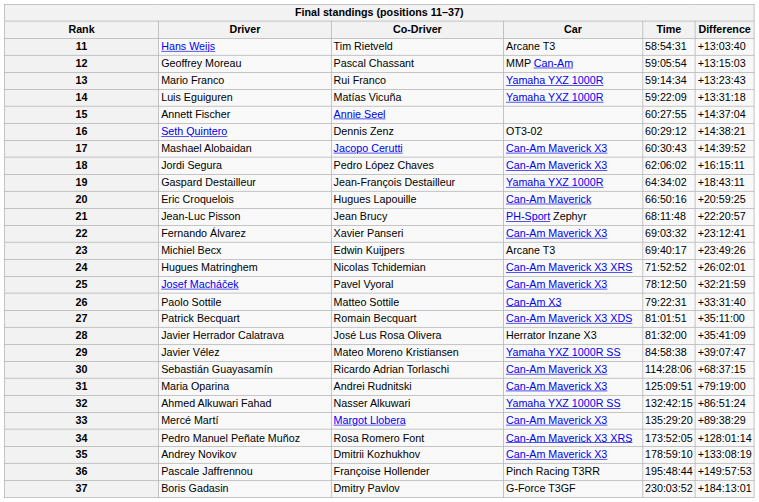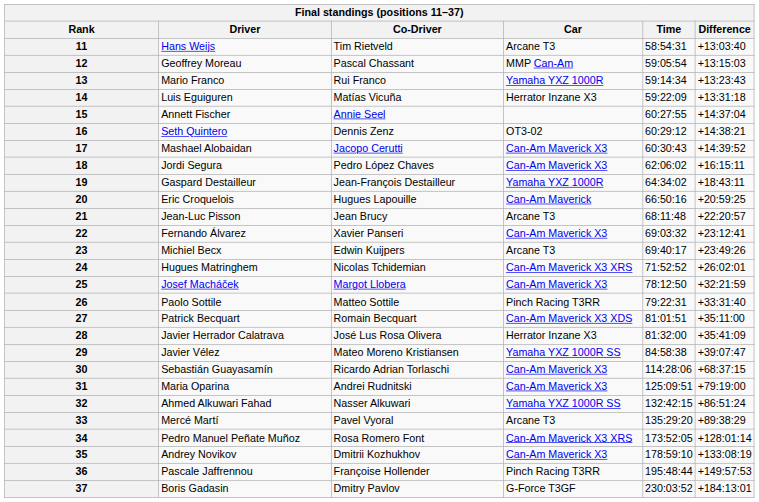(555, 98) Yamaha YXZ 1000R -> (551, 98) Herrator Inzane X3
(546, 217) PH-Sport Zephyr -> (531, 217) Arcane T3
(364, 285) Pavel Vyoral -> (370, 285) Margot Llobera
(534, 302) Can-Am X3 -> (553, 302) Pinch Racing T3RR
(370, 421) Margot Llobera -> (364, 421) Pavel Vyoral
(557, 421) Can-Am Maverick X3 -> (531, 421) Arcane T3
